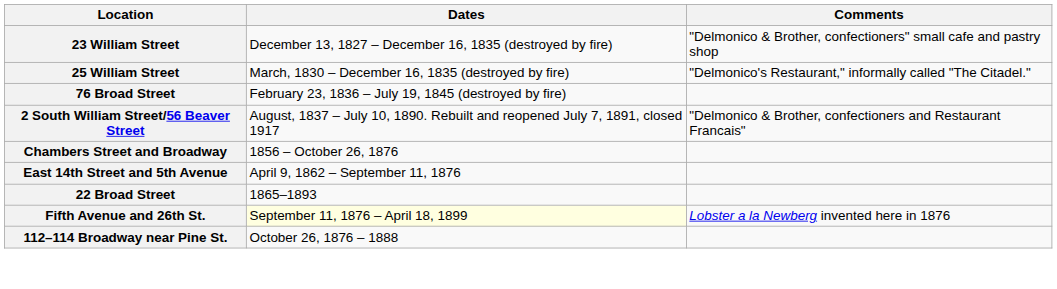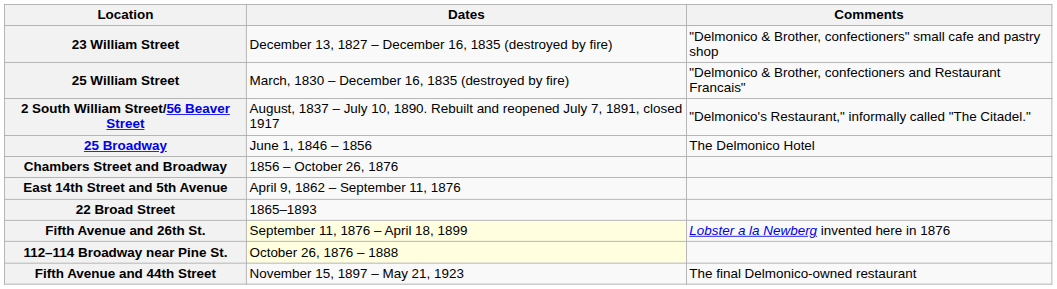(860, 72) "Delmonico's Restaurant," informally called "The Citadel." -> (845, 80) "Delmonico & Brother, confectioners and Restaurant Francais"
- row: (125, 94)
(845, 123) "Delmonico & Brother, confectioners and Restaurant Francais" -> (860, 116) "Delmonico's Restaurant," informally called "The Citadel."
+ row: (125, 145)
(324, 237) no background -> (324, 252) lightyellow background
+ row: (125, 273)
